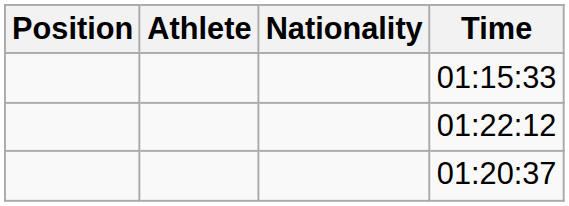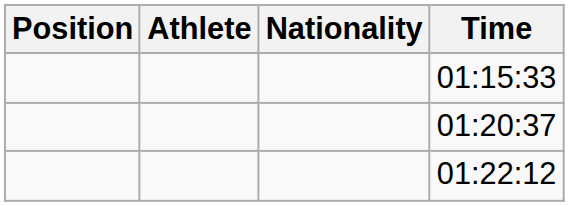rows swapped: (497, 175) <-> (497, 126)
